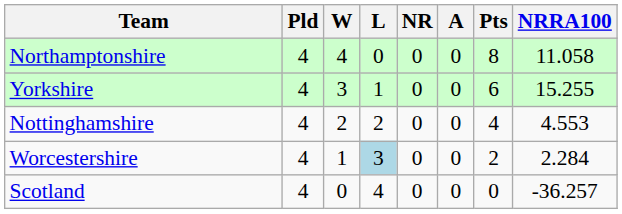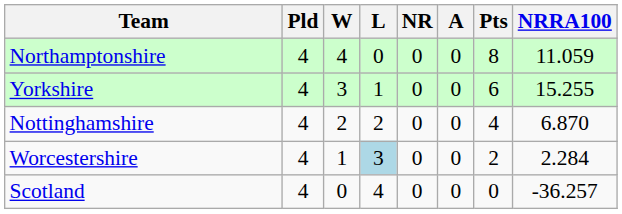(565, 55) 11.058 -> (565, 55) 11.059
(565, 123) 4.553 -> (565, 123) 6.870
